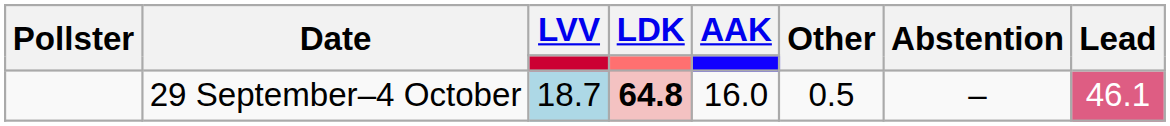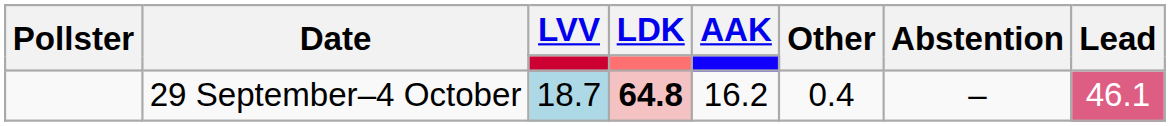(736, 95) 16.0 -> (736, 95) 16.2
(831, 95) 0.5 -> (831, 95) 0.4
